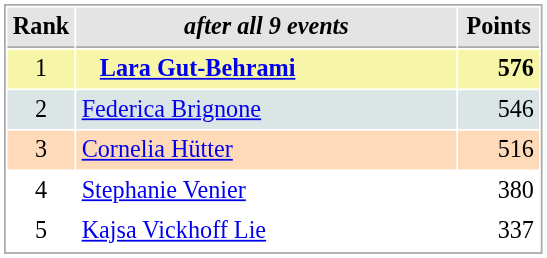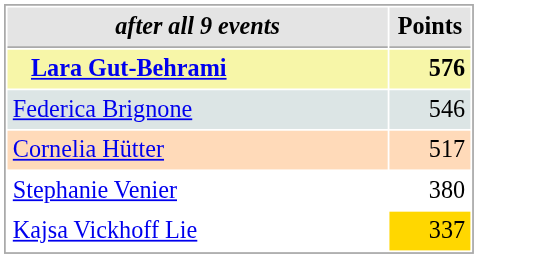- column: (41, 26)
(516, 149) 516 -> (447, 149) 517
(516, 230) no background -> (447, 230) gold background
